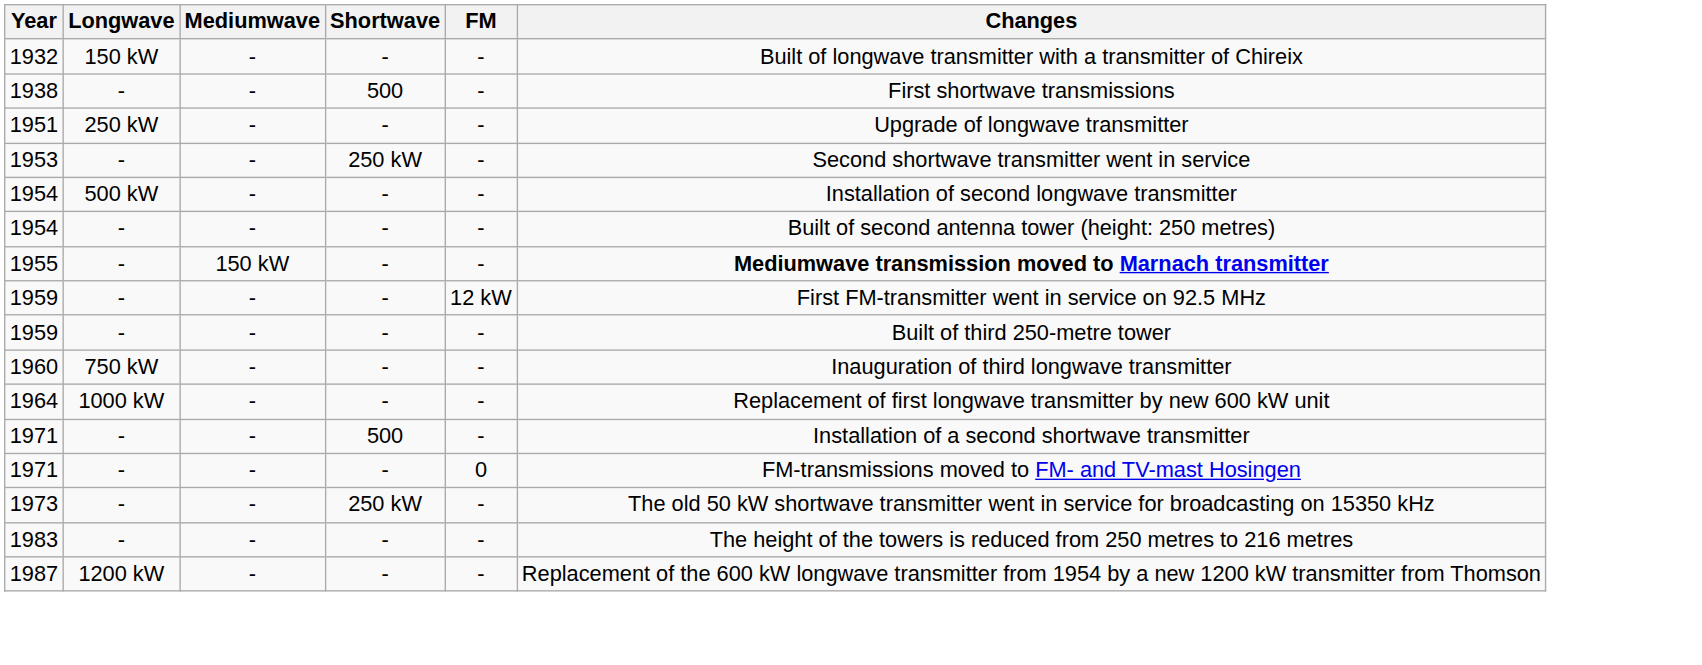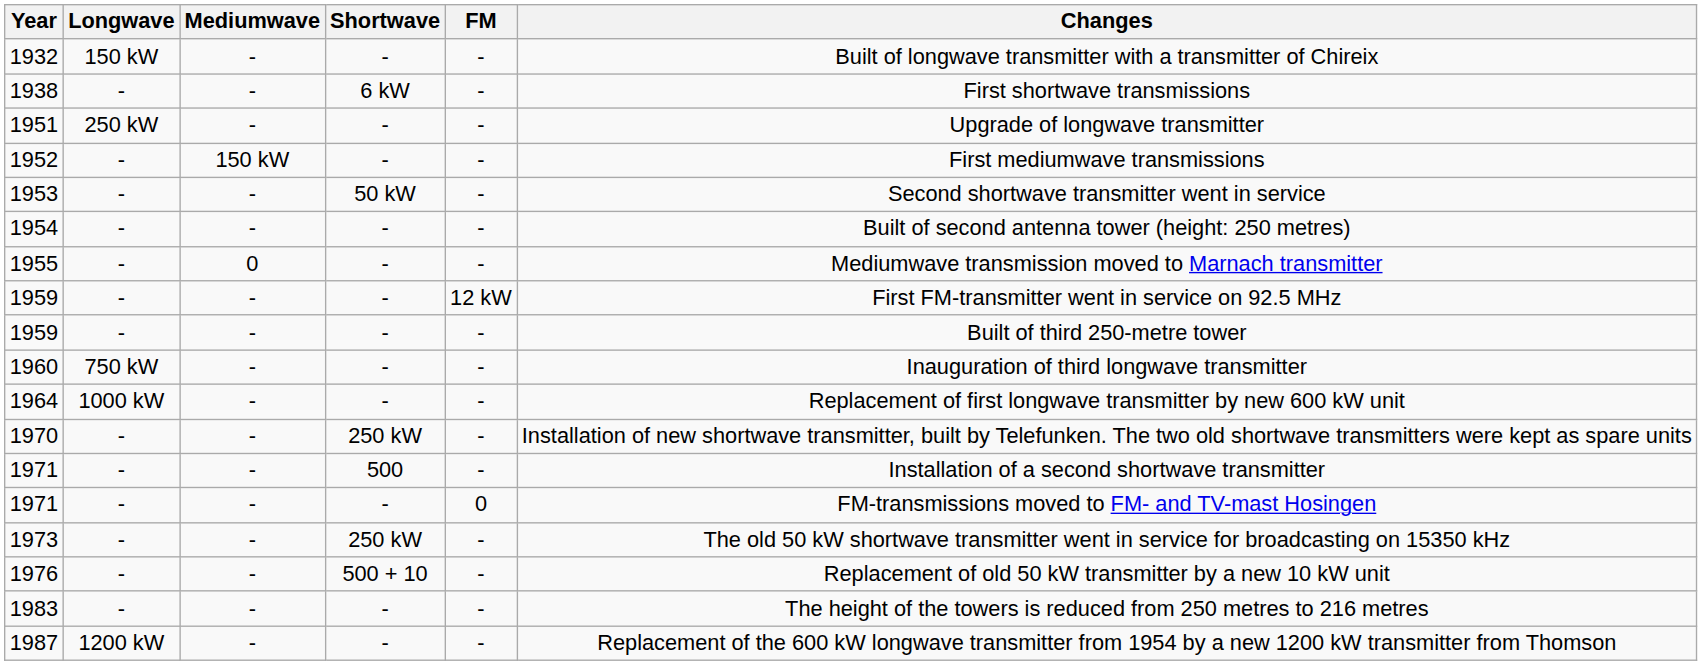(385, 90) 500 -> (385, 90) 6 kW
+ row: (34, 159)
(385, 159) 250 kW -> (385, 194) 50 kW
- row: (34, 194)
(252, 263) 150 kW -> (252, 263) 0
(1031, 263) bold -> (1107, 263) normal
+ row: (34, 435)
+ row: (34, 573)
